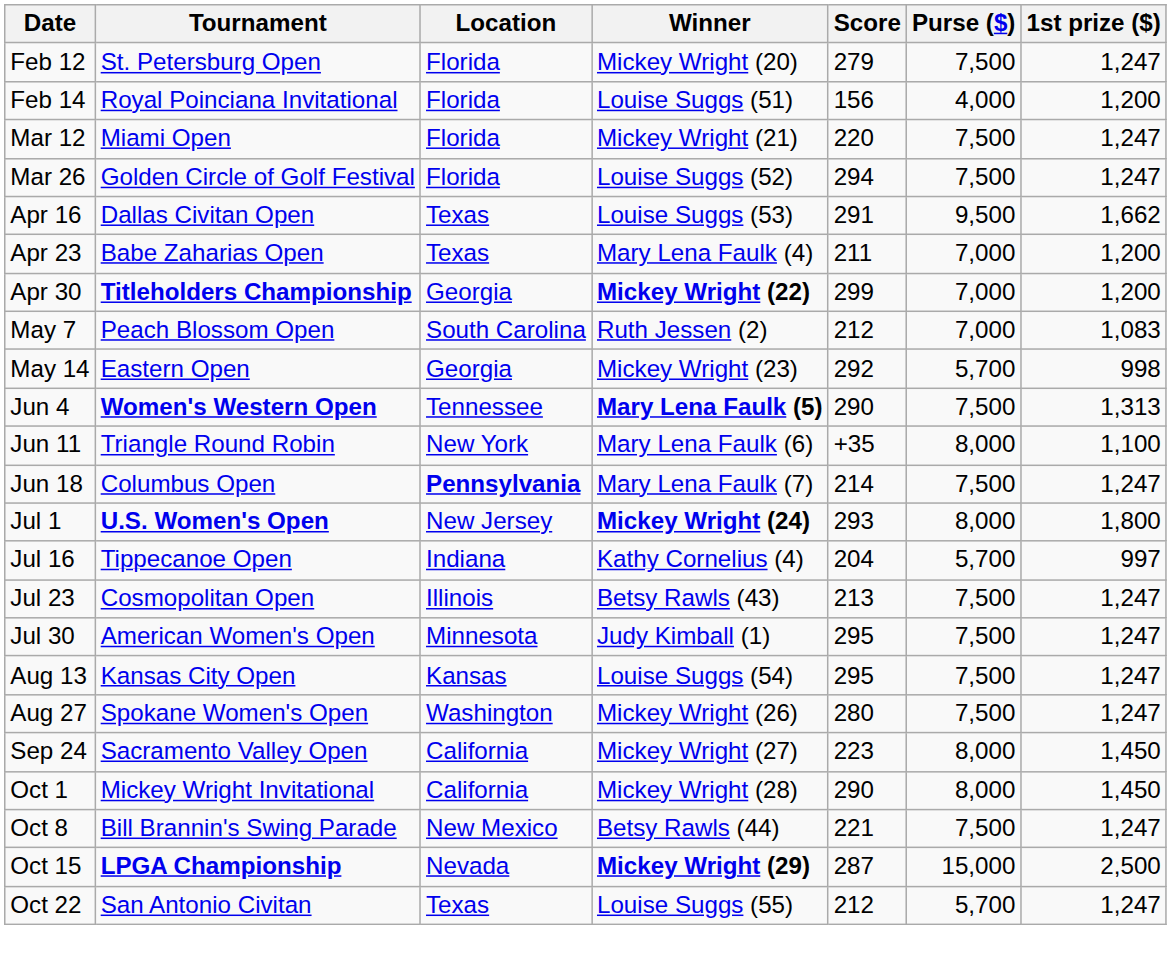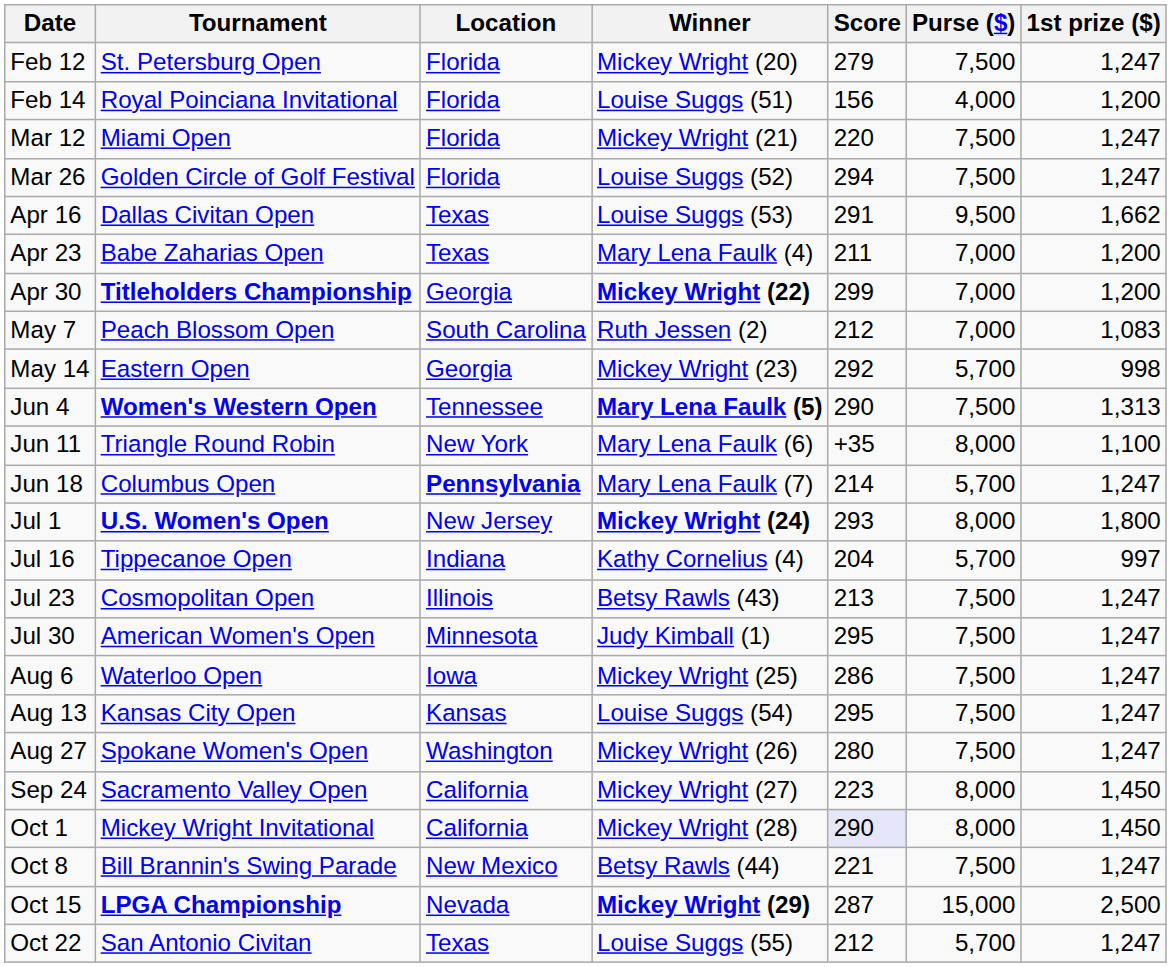(985, 483) 7,500 -> (985, 483) 5,700
+ row: (42, 675)
(854, 789) no background -> (854, 828) lavender background
